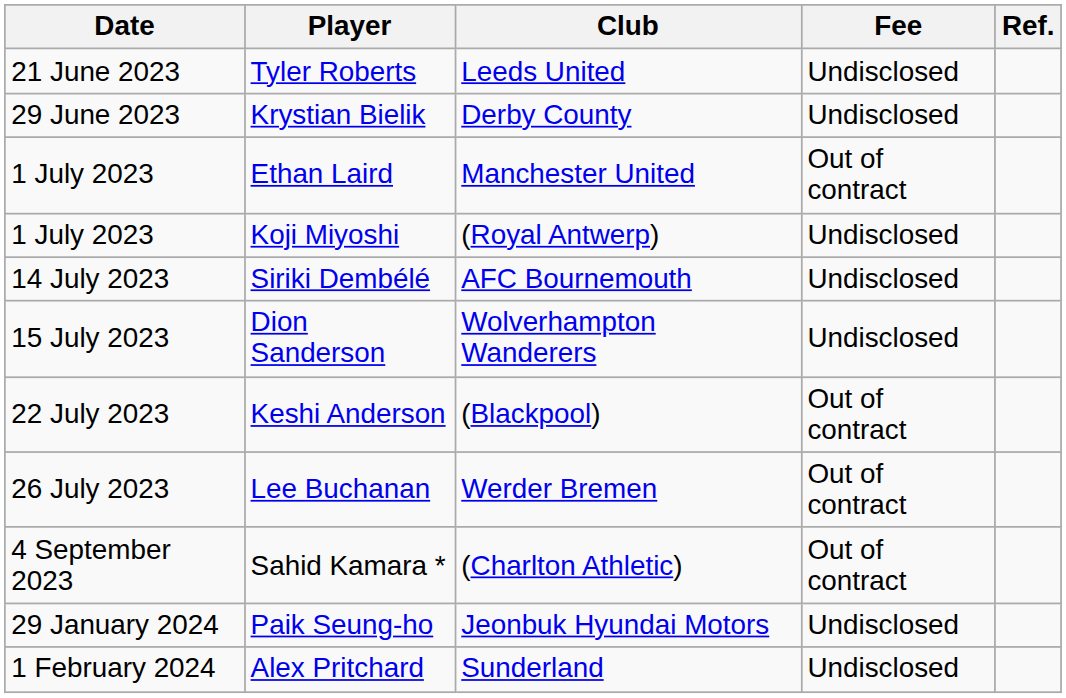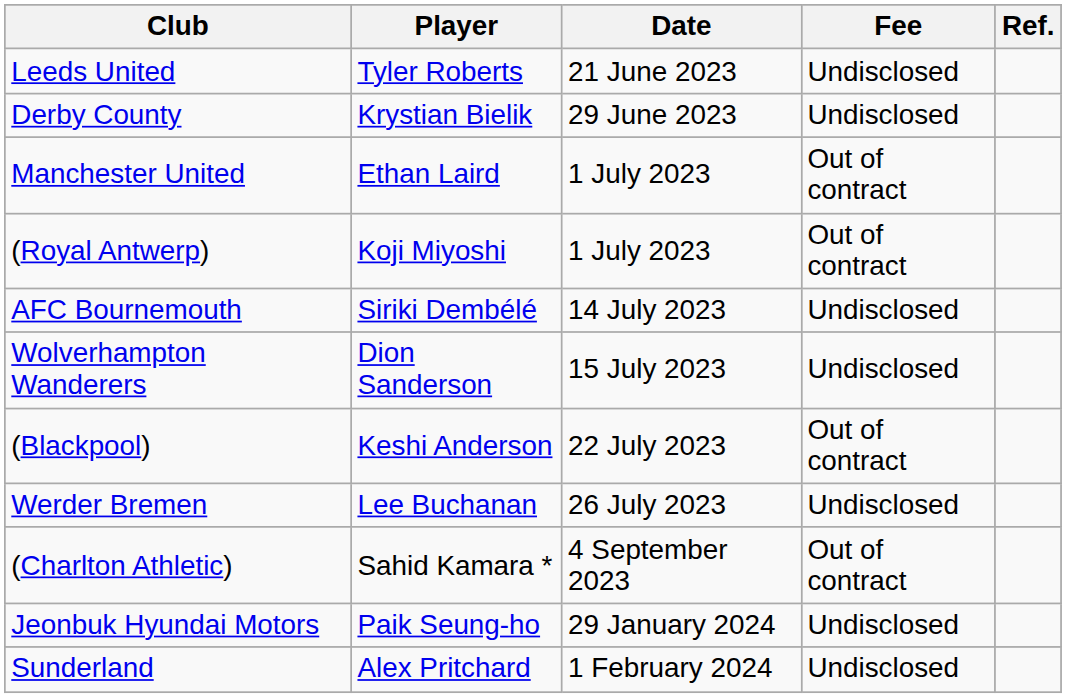columns swapped: (125, 26) <-> (628, 26)
(883, 234) Undisclosed -> (857, 250) Out of contract
(857, 489) Out of contract -> (883, 505) Undisclosed
